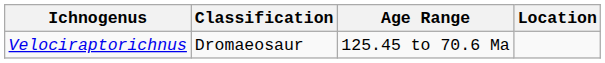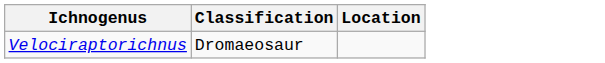- column: (426, 18)
